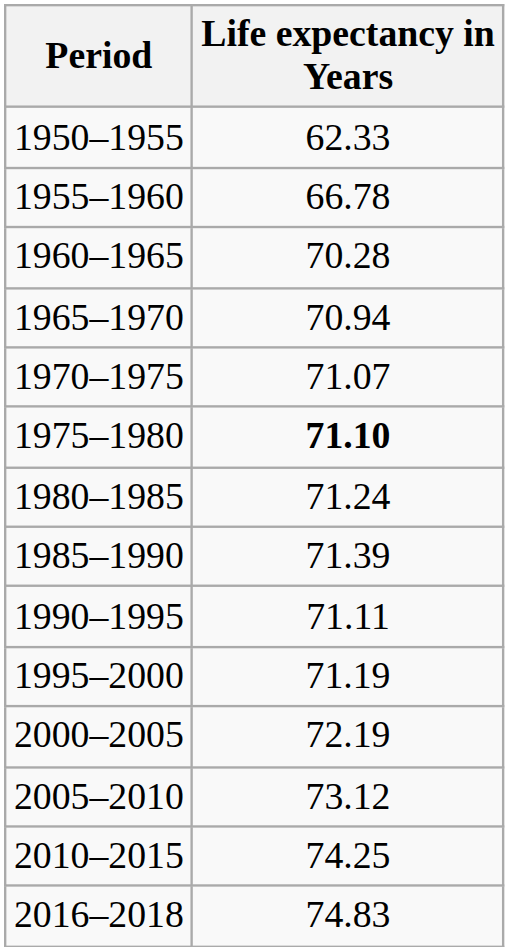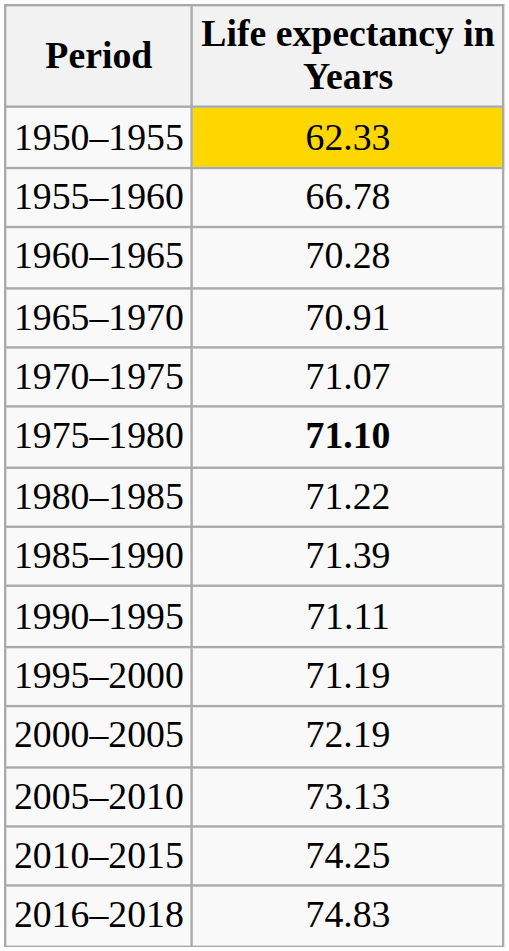(348, 136) no background -> (348, 136) gold background
(348, 316) 70.94 -> (348, 316) 70.91
(348, 496) 71.24 -> (348, 496) 71.22
(348, 795) 73.12 -> (348, 795) 73.13
